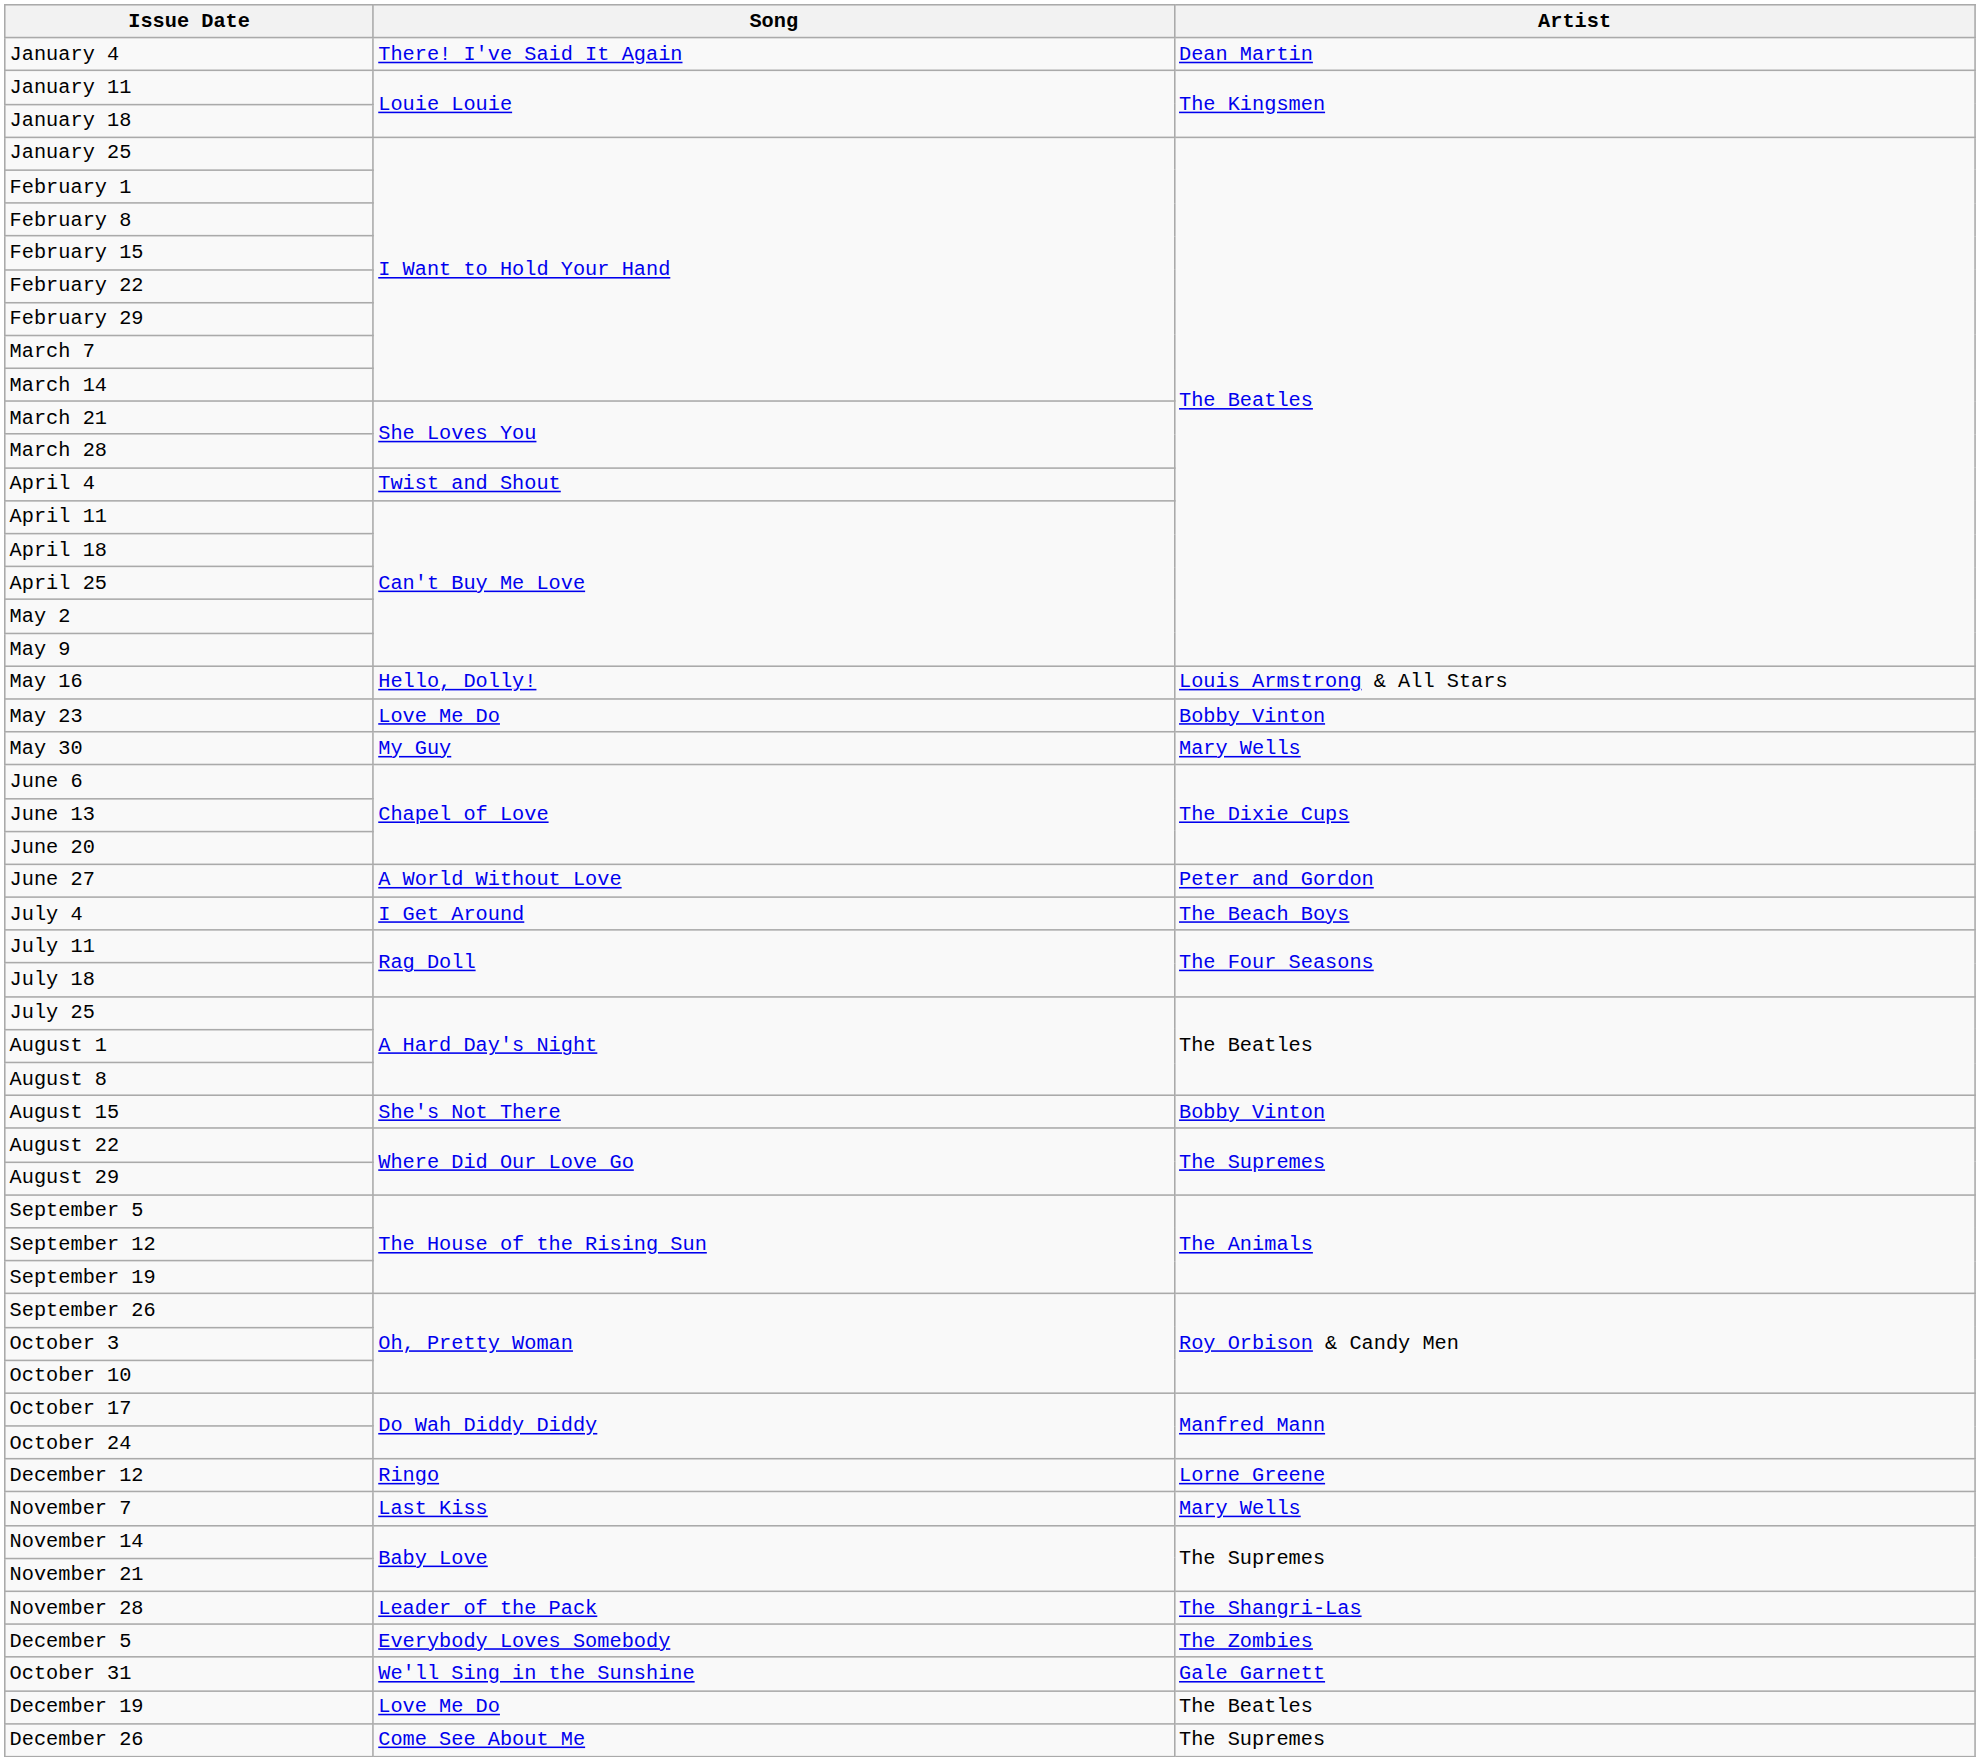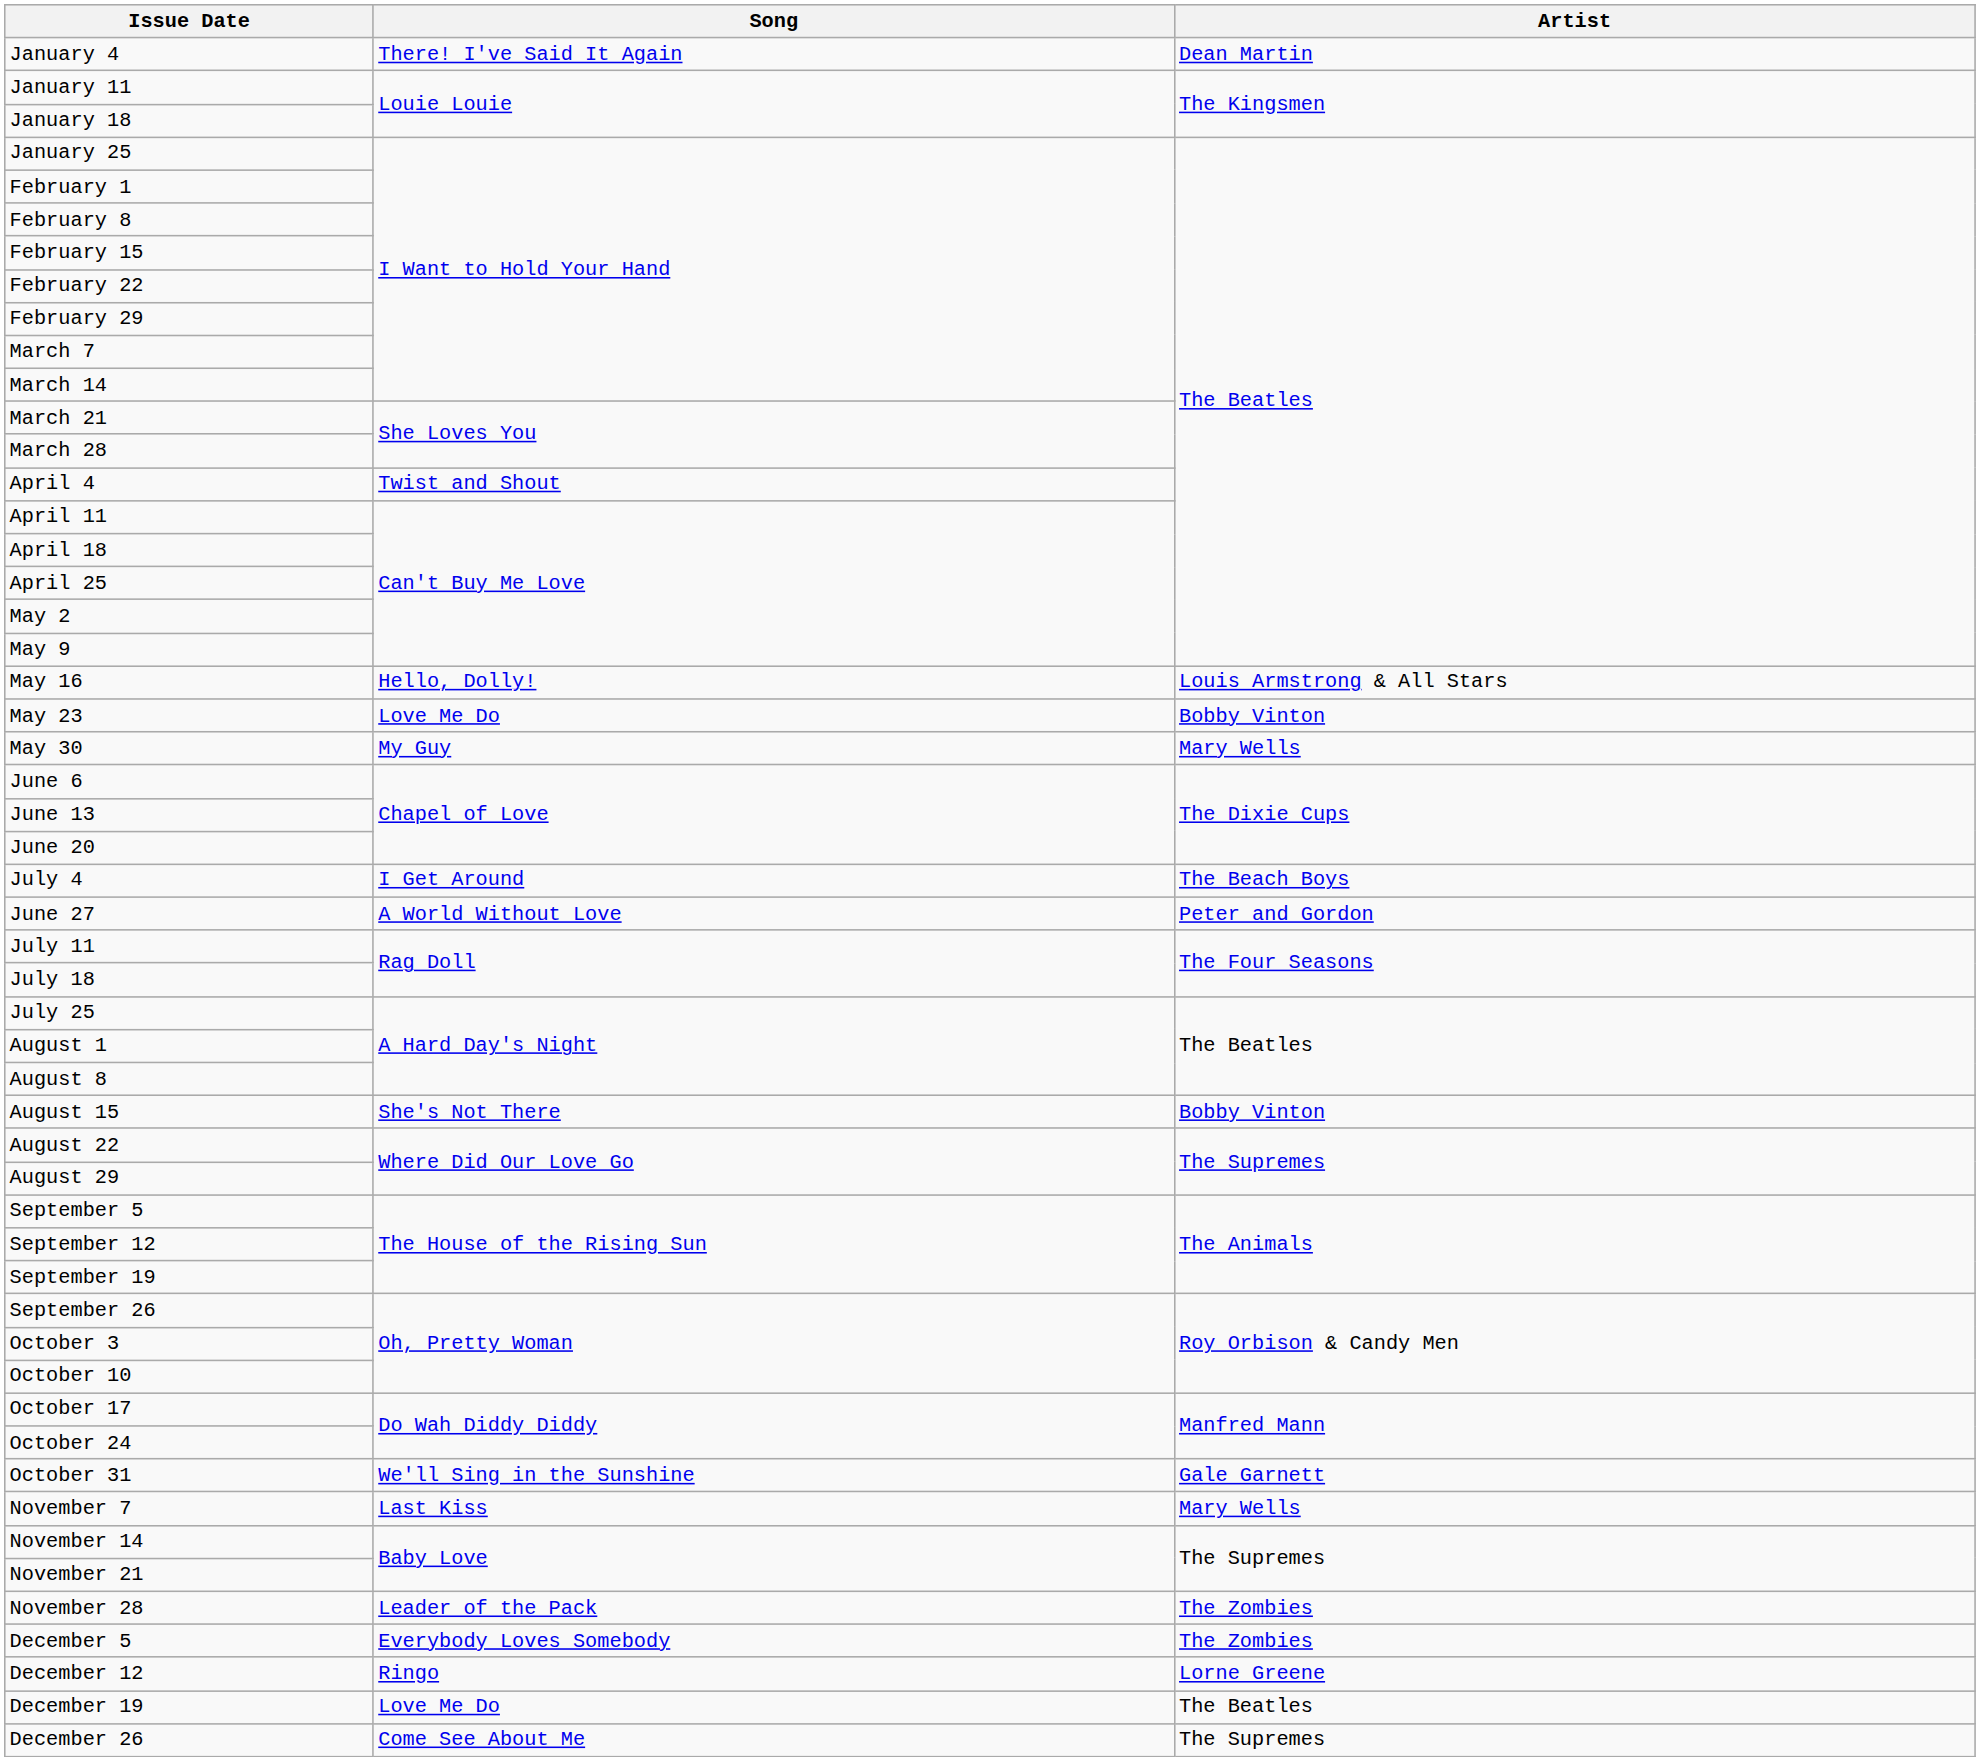rows swapped: (52, 881) <-> (46, 914)
rows swapped: (70, 1674) <-> (77, 1476)
(1270, 1608) The Shangri-Las -> (1246, 1608) The Zombies
